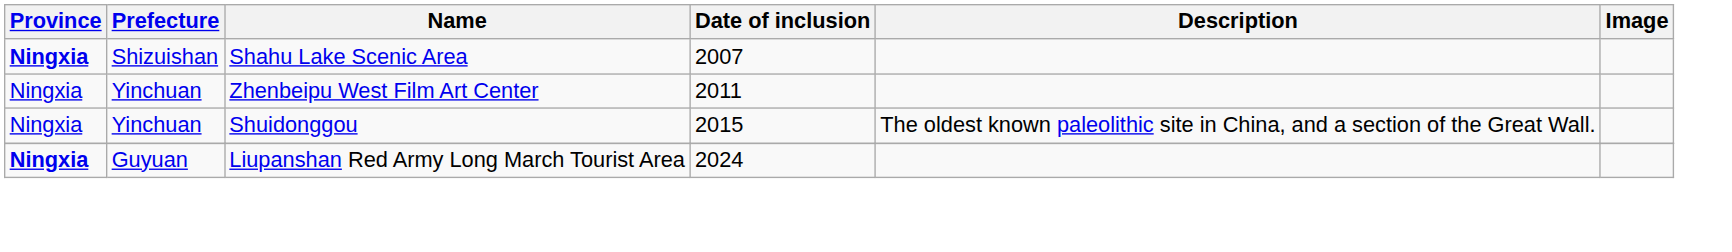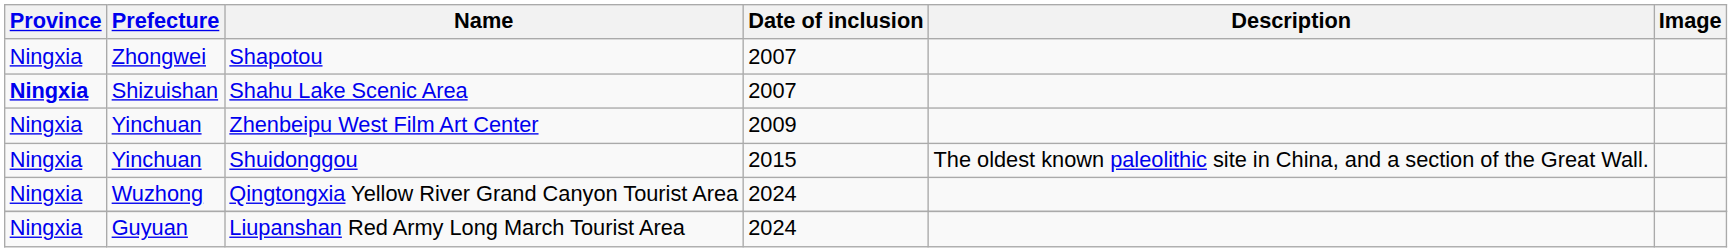+ row: (276, 56)
(718, 90) 2011 -> (772, 125) 2009
+ row: (484, 194)
(49, 159) bold -> (46, 228) normal
